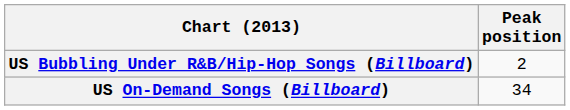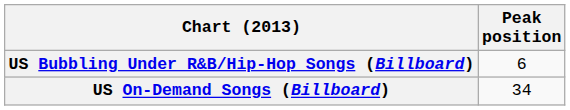(522, 64) 2 -> (522, 64) 6
